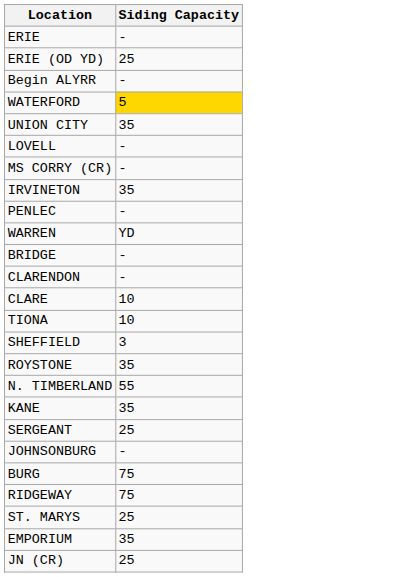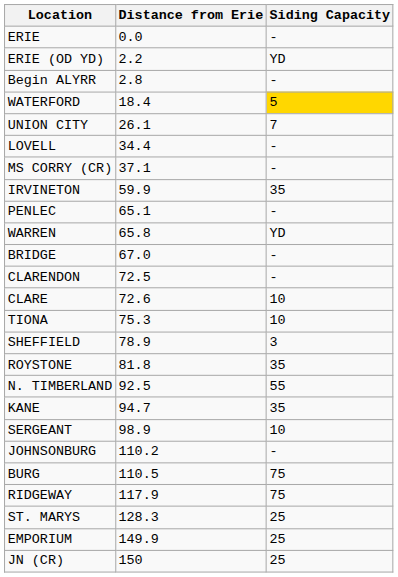+ column: (191, 15)
(127, 59) 25 -> (278, 59) YD
(127, 125) 35 -> (274, 125) 7
(127, 430) 25 -> (278, 430) 10
(127, 539) 35 -> (278, 539) 25
